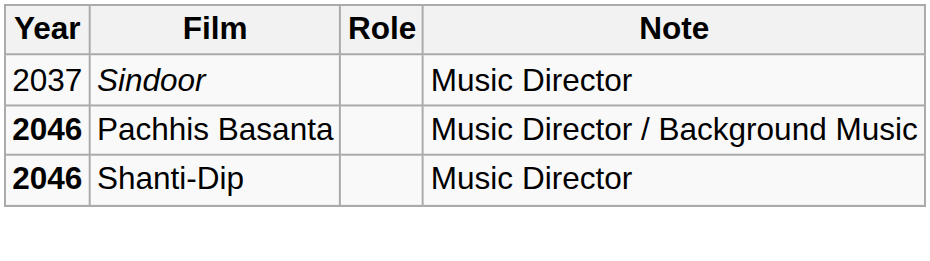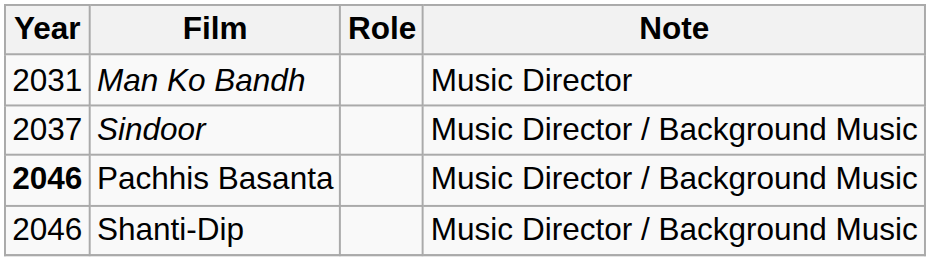+ row: (201, 79)
(532, 79) Music Director -> (674, 129) Music Director / Background Music
(47, 179) bold -> (47, 229) normal
(532, 179) Music Director -> (674, 229) Music Director / Background Music
